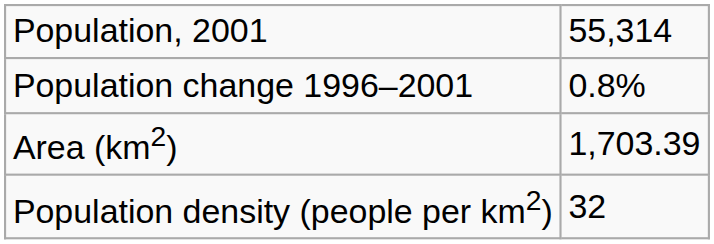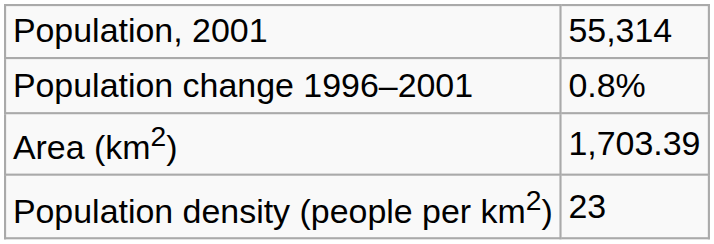(587, 206) 32 -> (587, 206) 23
